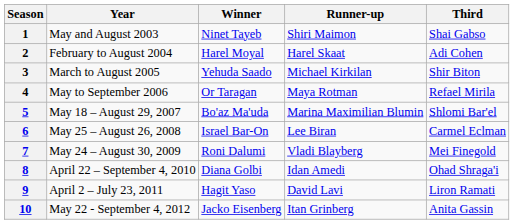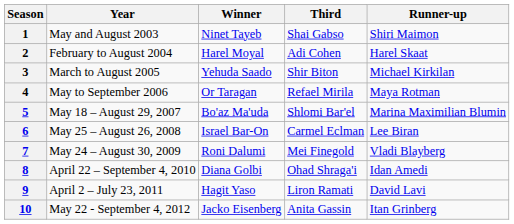columns swapped: (355, 14) <-> (468, 14)
